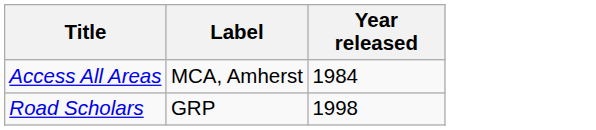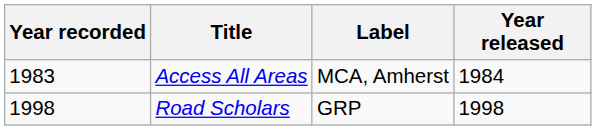+ column: (78, 32)
